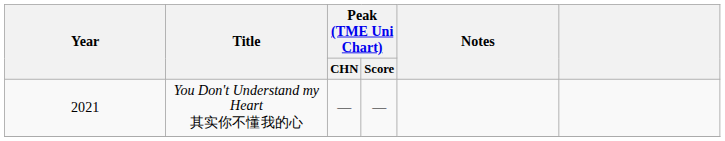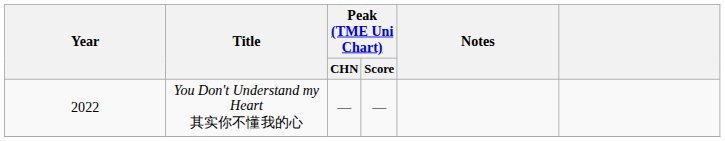(85, 107) 2021 -> (85, 107) 2022
